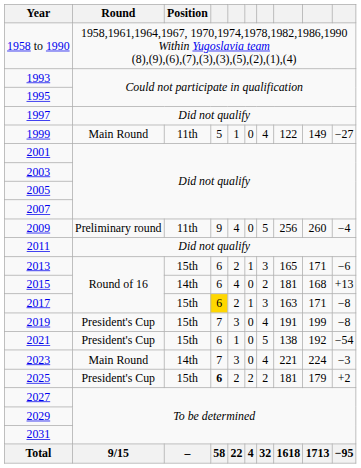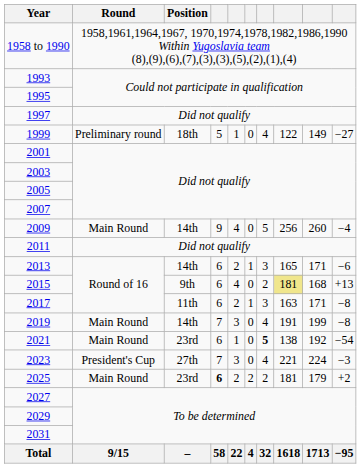(118, 134) Main Round -> (118, 134) Preliminary round
(187, 134) 11th -> (187, 134) 18th
(118, 228) Preliminary round -> (118, 228) Main Round
(187, 228) 11th -> (187, 228) 14th
(187, 265) 15th -> (187, 265) 14th
(187, 284) 14th -> (187, 284) 9th
(288, 284) no background -> (288, 284) khaki background
(187, 303) 15th -> (187, 303) 11th
(219, 303) gold background -> (219, 303) no background
(118, 322) President's Cup -> (118, 322) Main Round
(187, 322) 15th -> (187, 322) 14th
(118, 340) President's Cup -> (118, 340) Main Round
(187, 340) 15th -> (187, 340) 23rd
(265, 340) normal -> (265, 340) bold
(118, 359) Main Round -> (118, 359) President's Cup
(187, 359) 14th -> (187, 359) 27th
(118, 378) President's Cup -> (118, 378) Main Round
(187, 378) 15th -> (187, 378) 23rd
